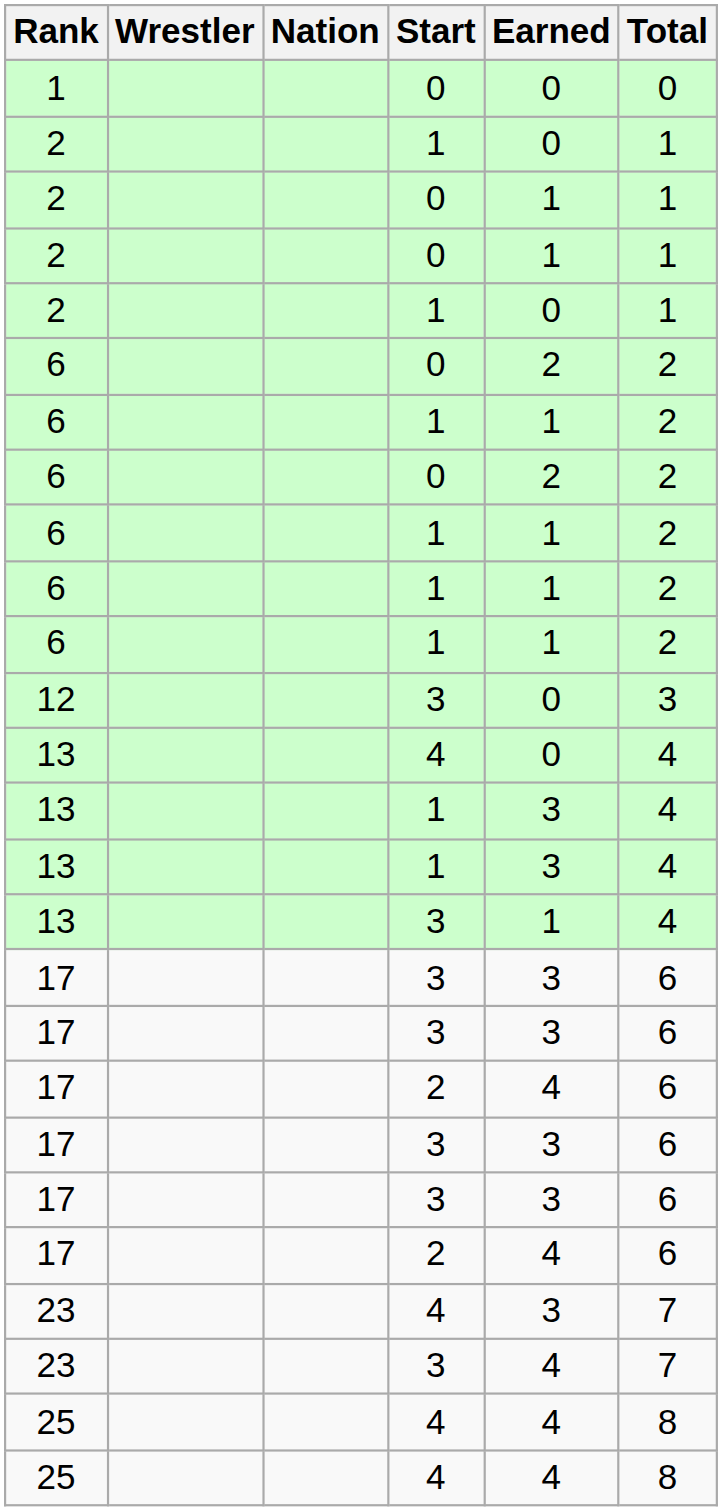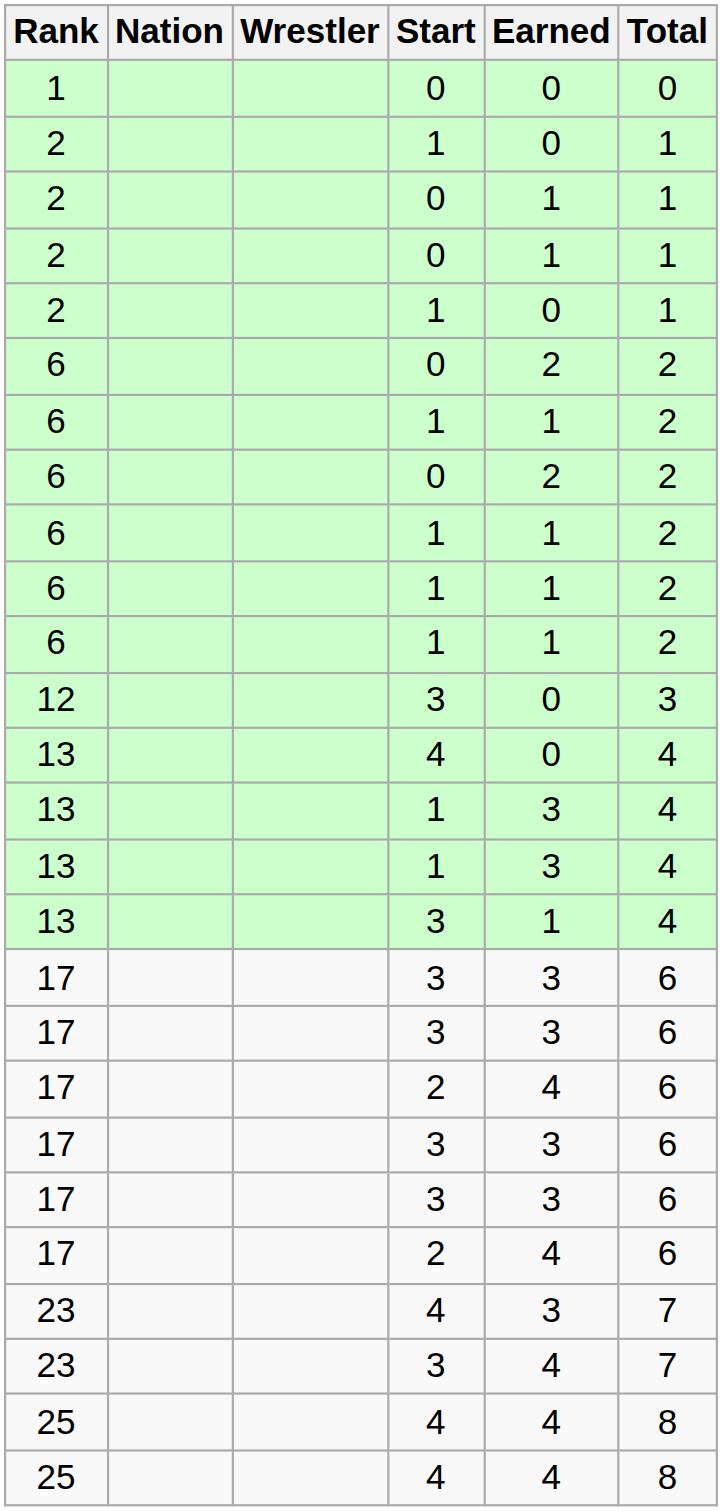columns swapped: (185, 32) <-> (325, 32)
